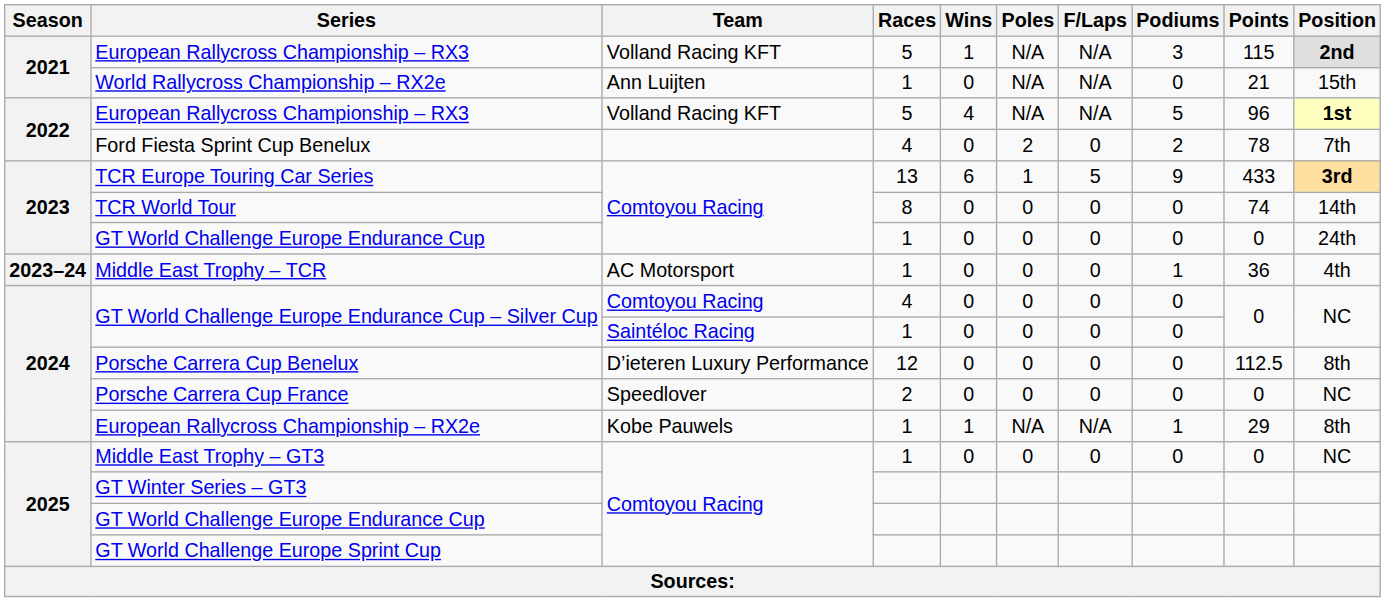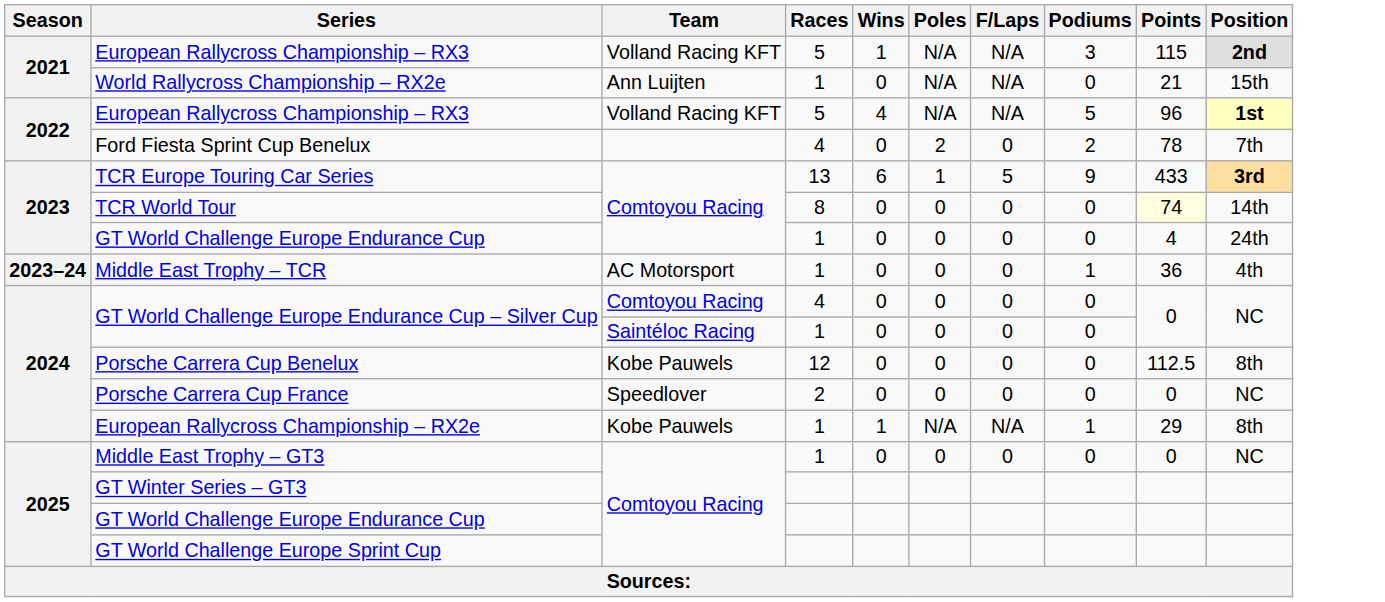(1259, 208) no background -> (1171, 208) lightyellow background
(1259, 239) 0 -> (1171, 239) 4
(738, 364) D’ieteren Luxury Performance -> (670, 364) Kobe Pauwels
